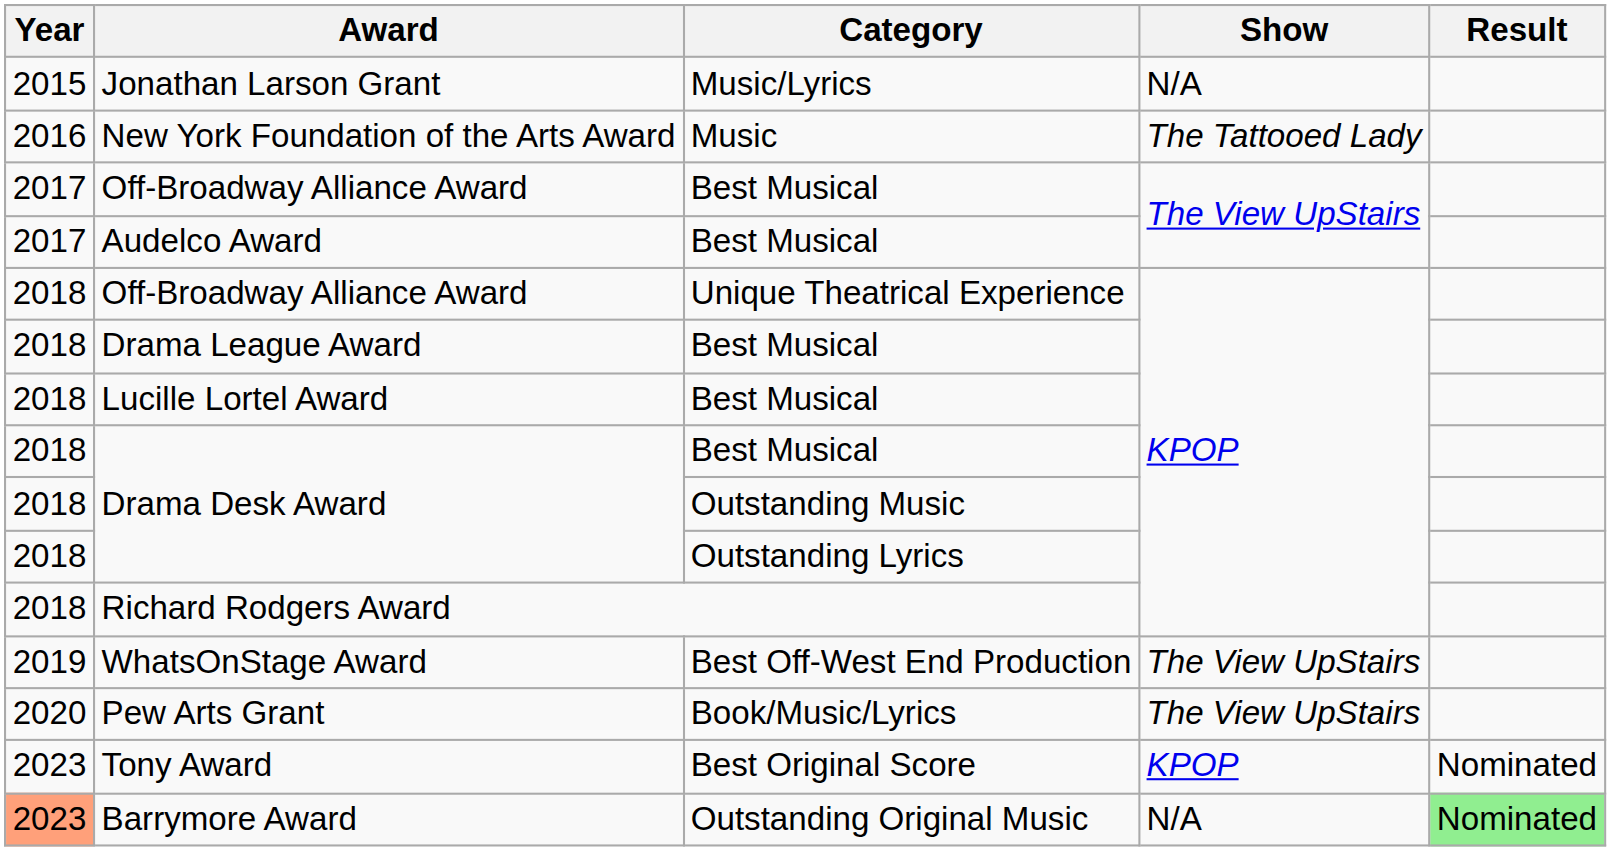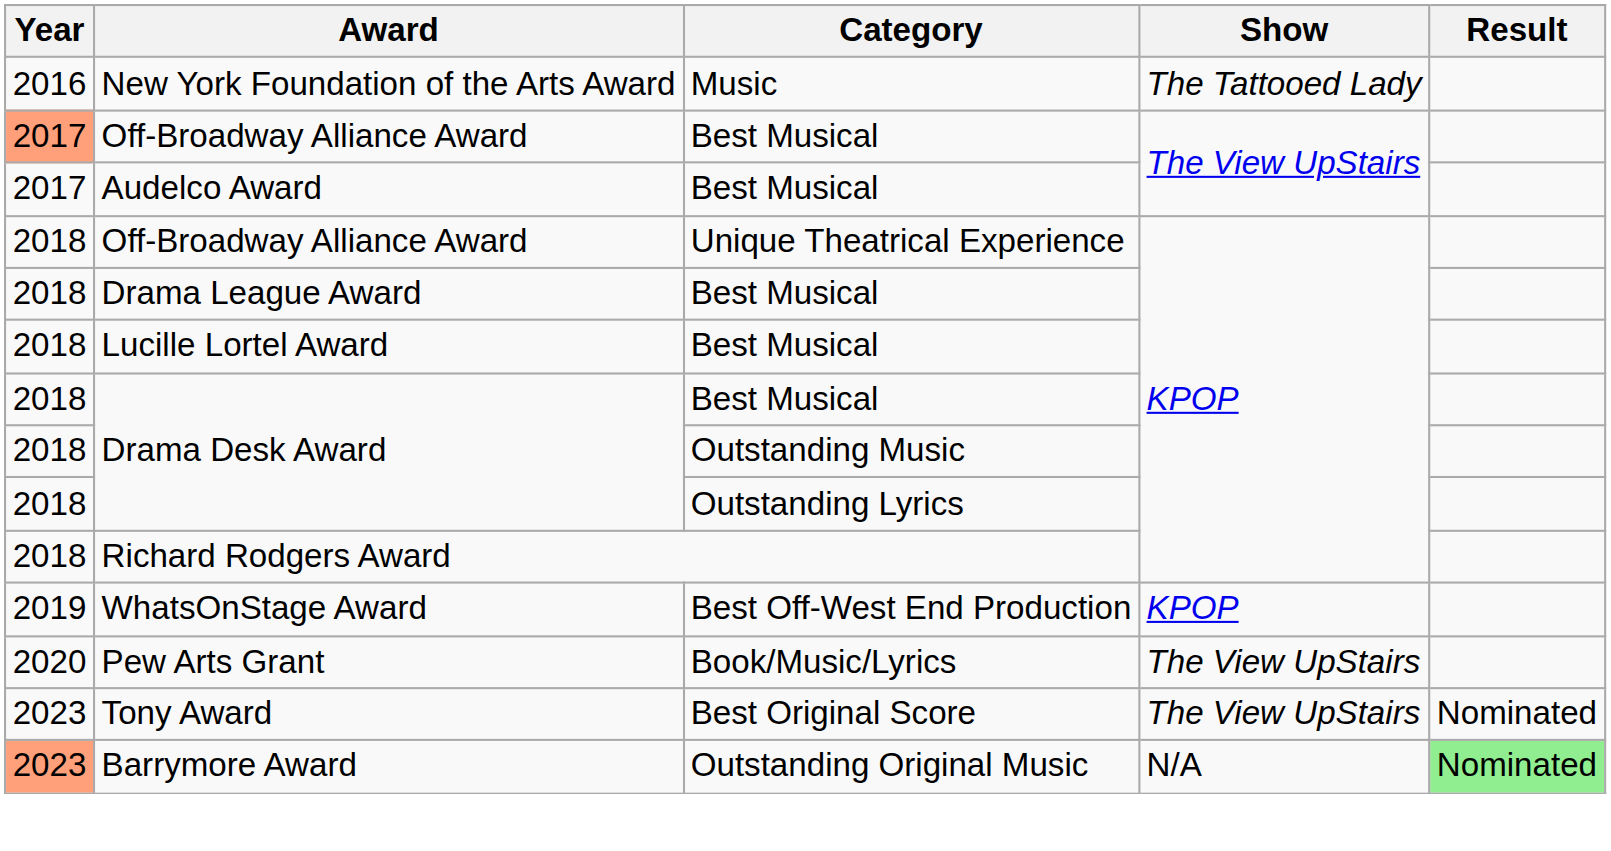- row: (271, 83)
(50, 188) no background -> (50, 135) lightsalmon background
(1283, 661) The View UpStairs -> (1193, 608) KPOP
(1193, 766) KPOP -> (1283, 713) The View UpStairs
